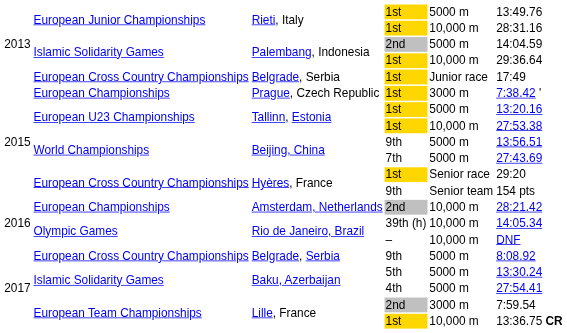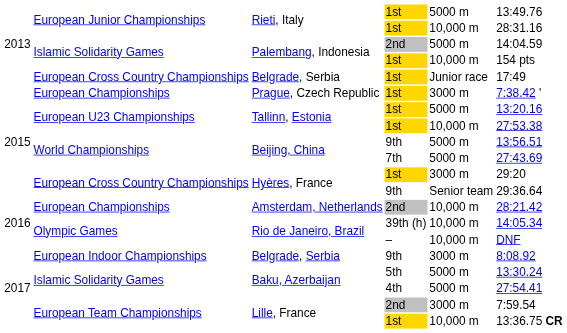(519, 60) 29:36.64 -> (516, 60) 154 pts
(460, 174) Senior race -> (449, 174) 3000 m
(516, 191) 154 pts -> (519, 191) 29:36.64
(141, 256) European Cross Country Championships -> (120, 256) European Indoor Championships
(449, 256) 5000 m -> (449, 256) 3000 m
